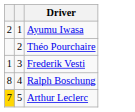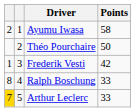+ column: (114, 12)
